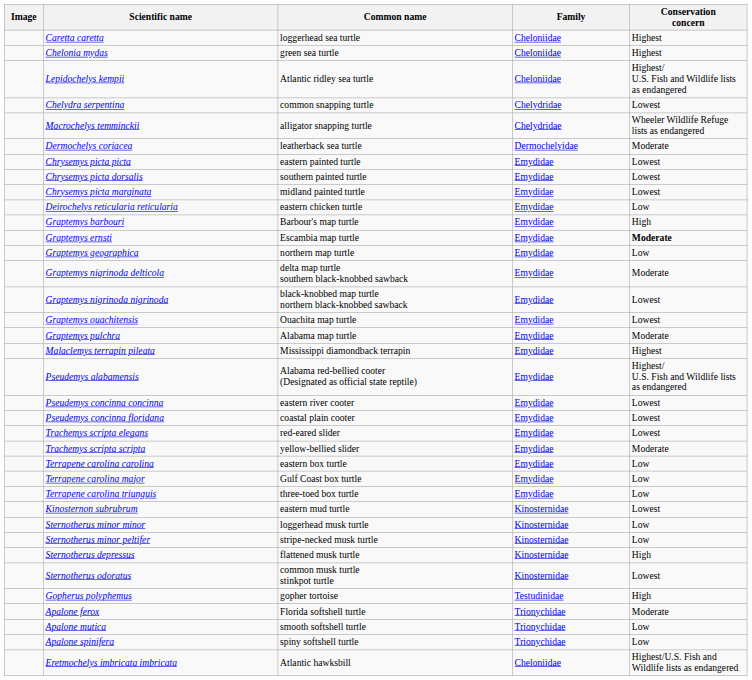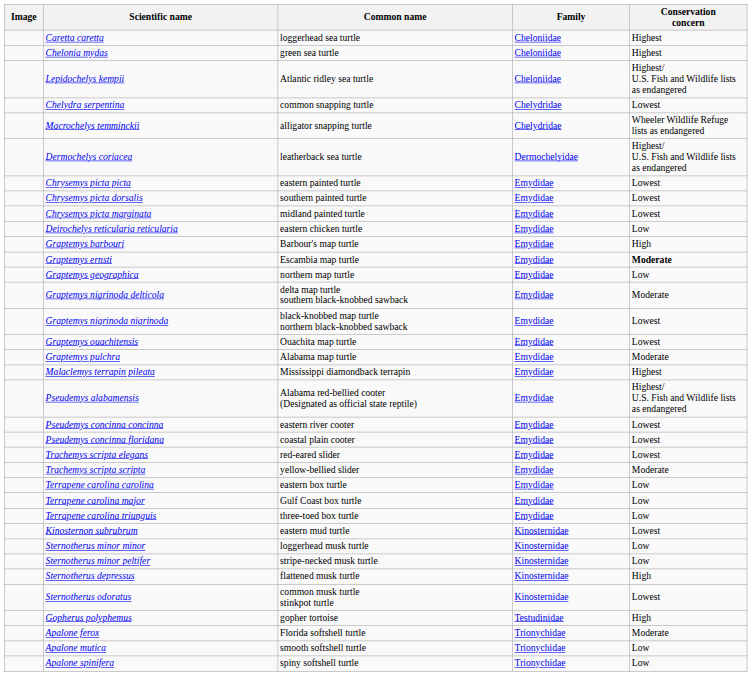(650, 146) Moderate -> (684, 157) Highest/ U.S. Fish and Wildlife lists as endangered
- row: (111, 662)
